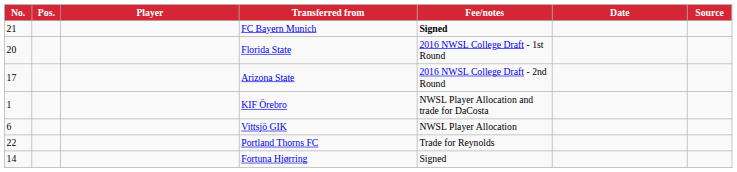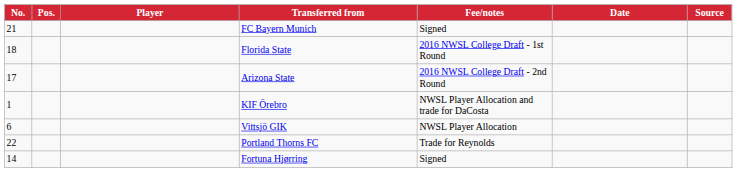(433, 28) bold -> (433, 28) normal
(11, 50) 20 -> (11, 50) 18
